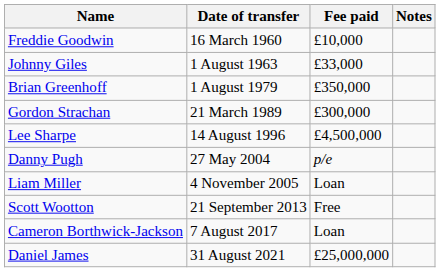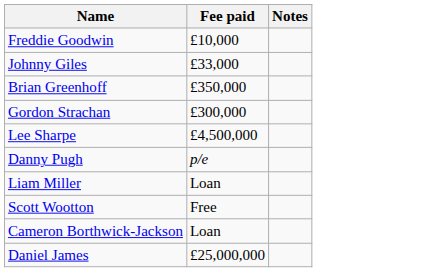- column: (248, 16)
